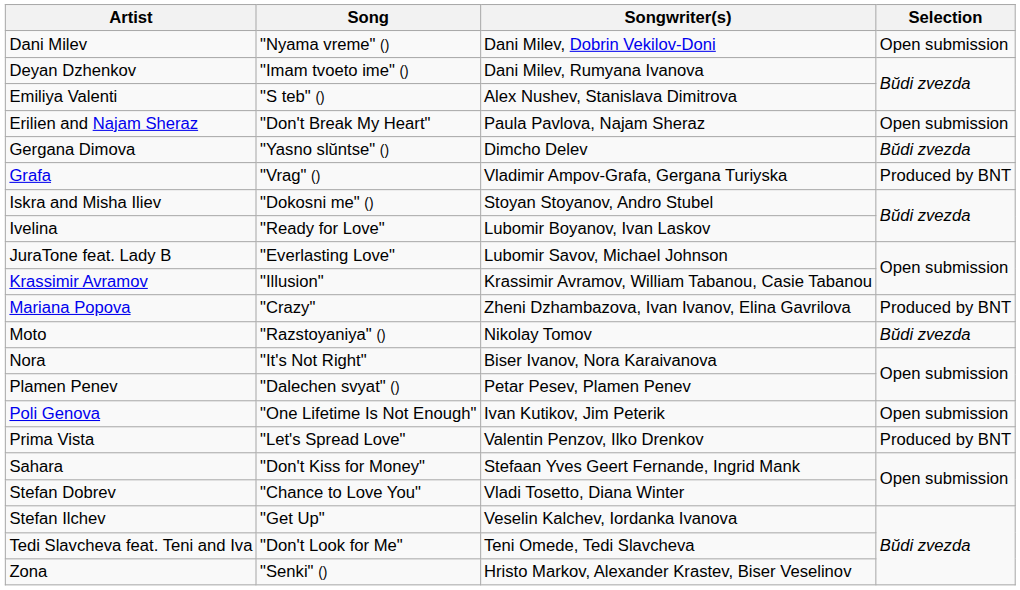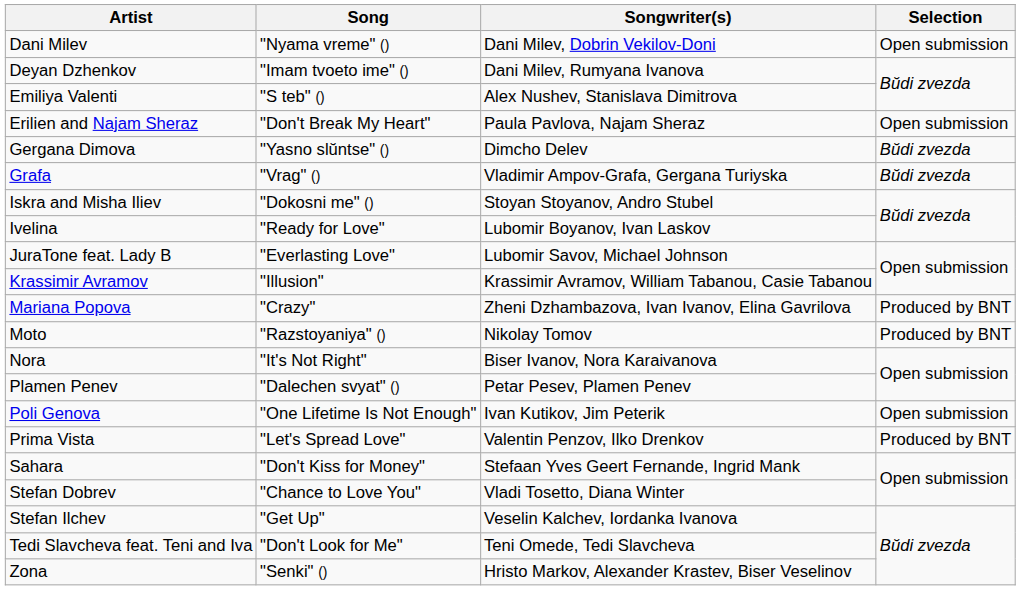(945, 176) Produced by BNT -> (925, 176) Bŭdi zvezda
(925, 334) Bŭdi zvezda -> (945, 334) Produced by BNT
